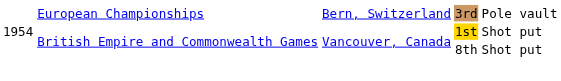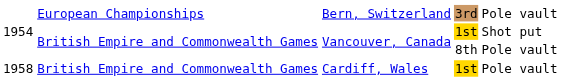(512, 50) Shot put -> (520, 50) Pole vault
+ row: (18, 68)
